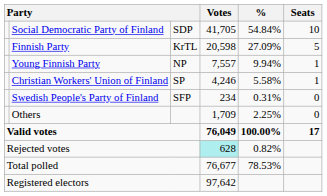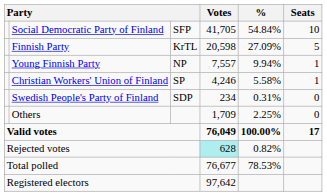(183, 30) SDP -> (182, 30) SFP
(182, 98) SFP -> (183, 98) SDP
